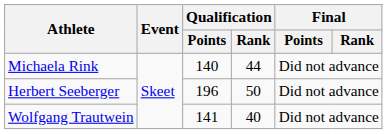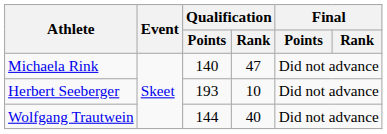(253, 66) 44 -> (253, 66) 47
(207, 91) 196 -> (207, 91) 193
(253, 91) 50 -> (253, 91) 10
(207, 116) 141 -> (207, 116) 144
